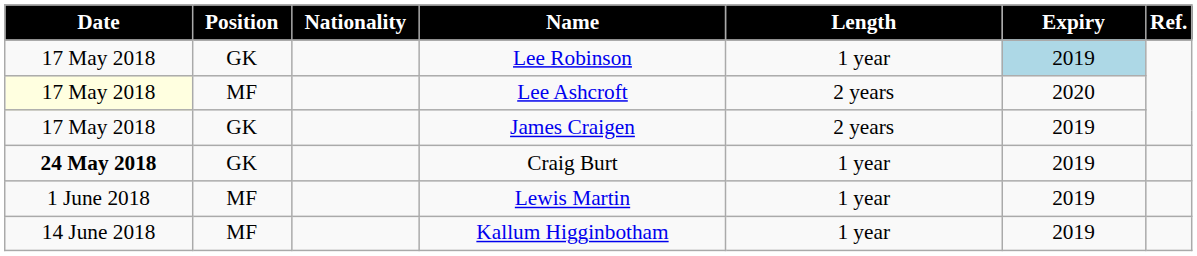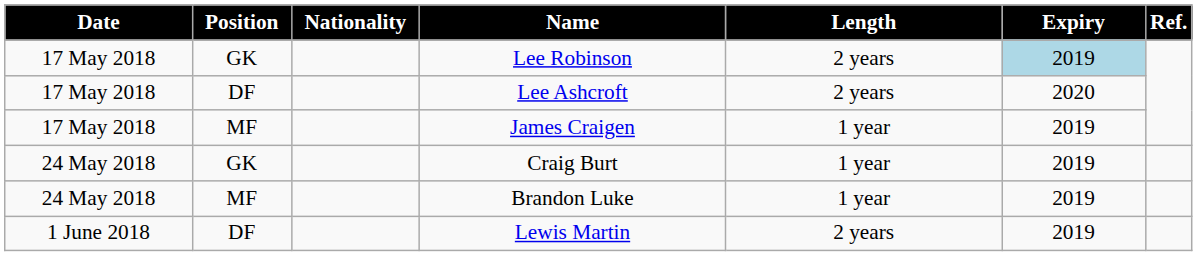(864, 57) 1 year -> (864, 57) 2 years
(99, 92) lightyellow background -> (99, 92) no background
(242, 92) MF -> (242, 92) DF
(242, 127) GK -> (242, 127) MF
(864, 127) 2 years -> (864, 127) 1 year
(99, 163) bold -> (99, 163) normal
+ row: (572, 198)
(242, 198) MF -> (242, 233) DF
(864, 198) 1 year -> (864, 233) 2 years
- row: (573, 233)
